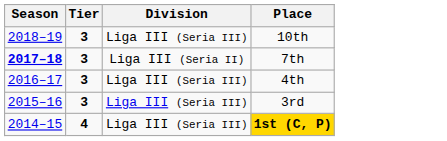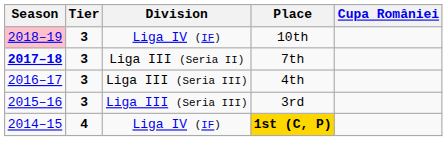+ column: (388, 15)
(35, 37) no background -> (35, 37) pink background
(177, 37) Liga III (Seria III) -> (177, 37) Liga IV (IF)
(177, 124) Liga III (Seria III) -> (177, 124) Liga IV (IF)
